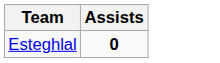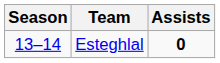+ column: (38, 17)
